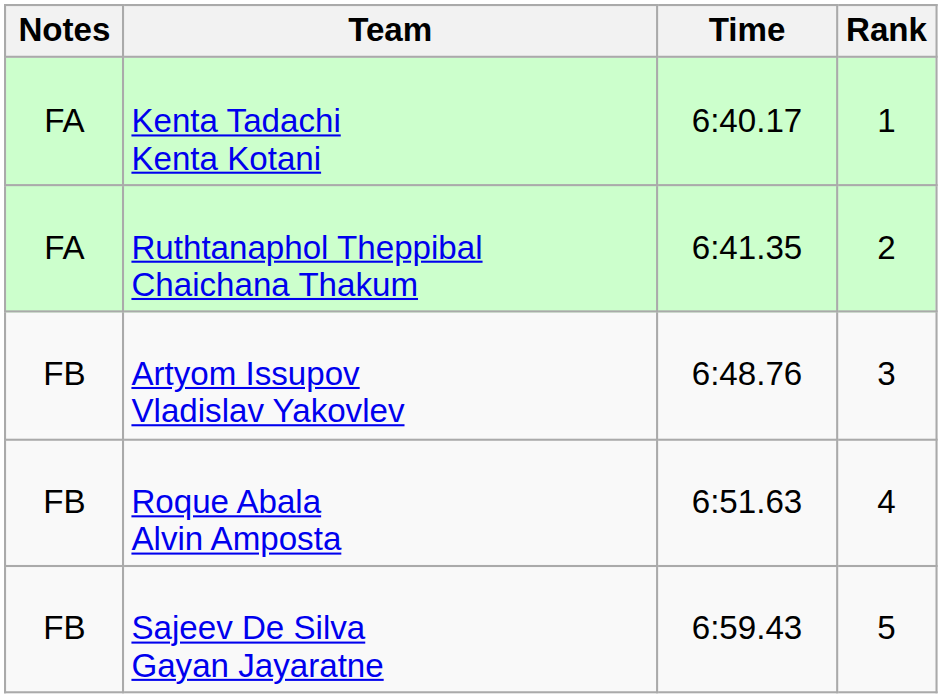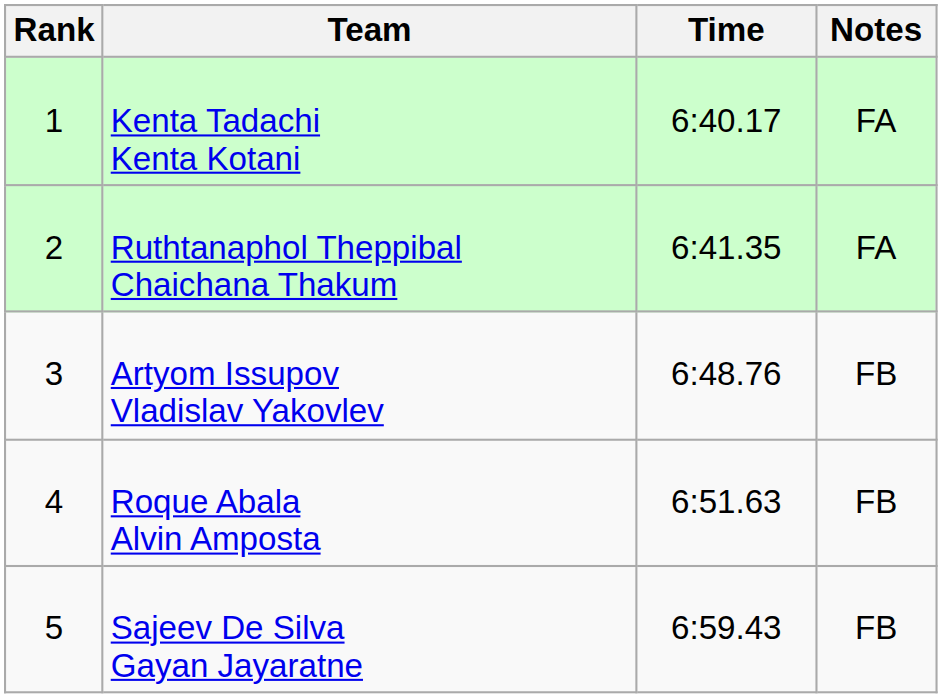columns swapped: (886, 30) <-> (64, 30)
